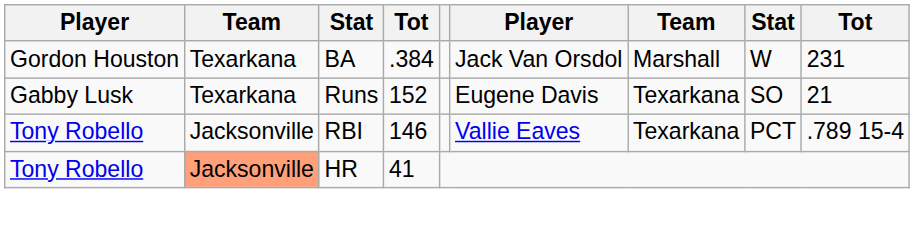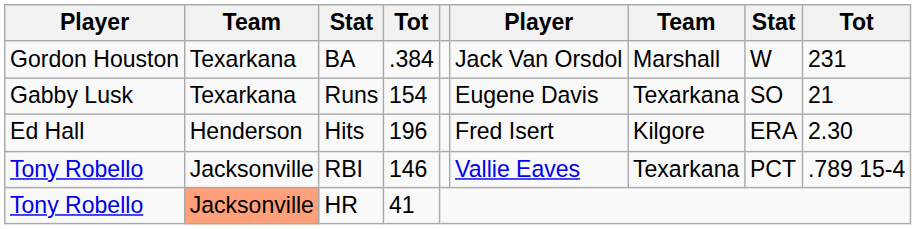(408, 95) 152 -> (408, 95) 154
+ row: (344, 132)
